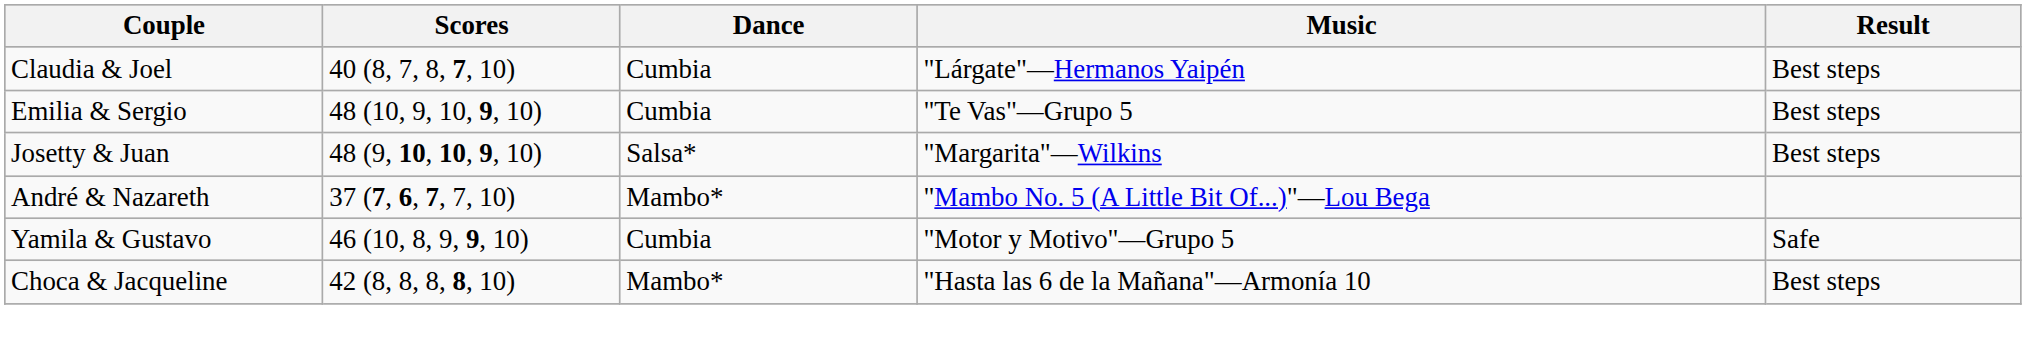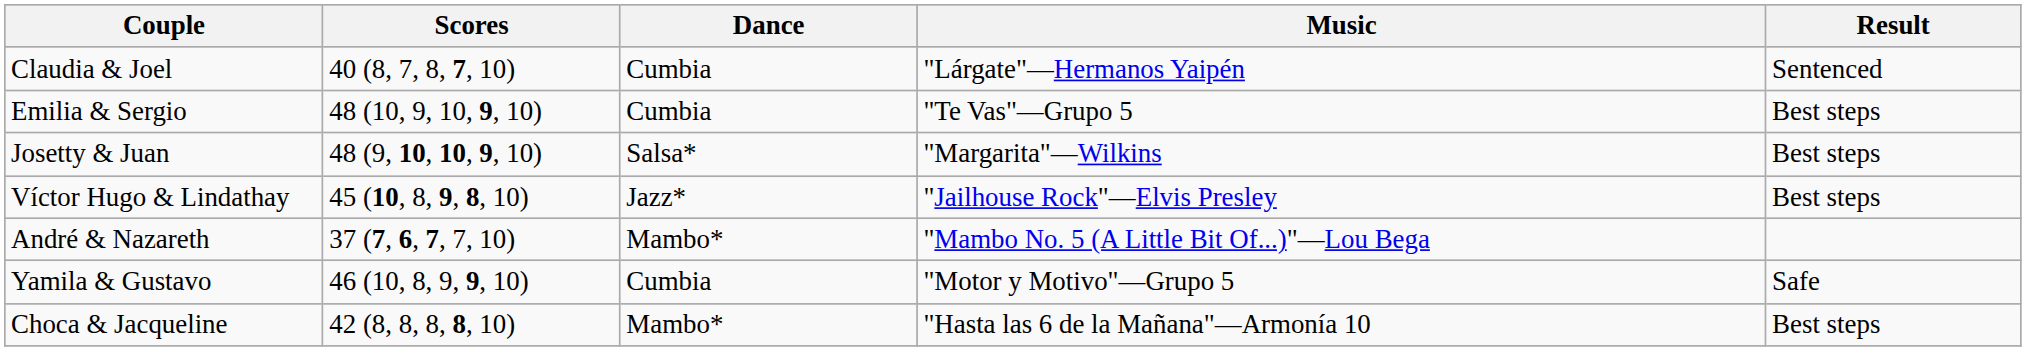(1826, 68) Best steps -> (1827, 68) Sentenced
+ row: (150, 196)
